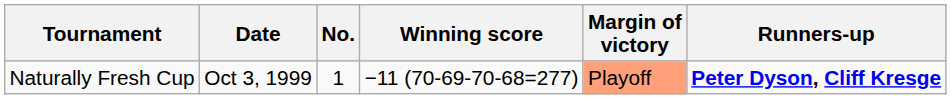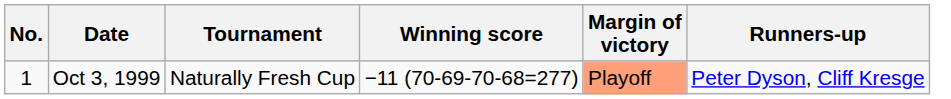columns swapped: (338, 33) <-> (102, 33)
(816, 78) bold -> (808, 78) normal
